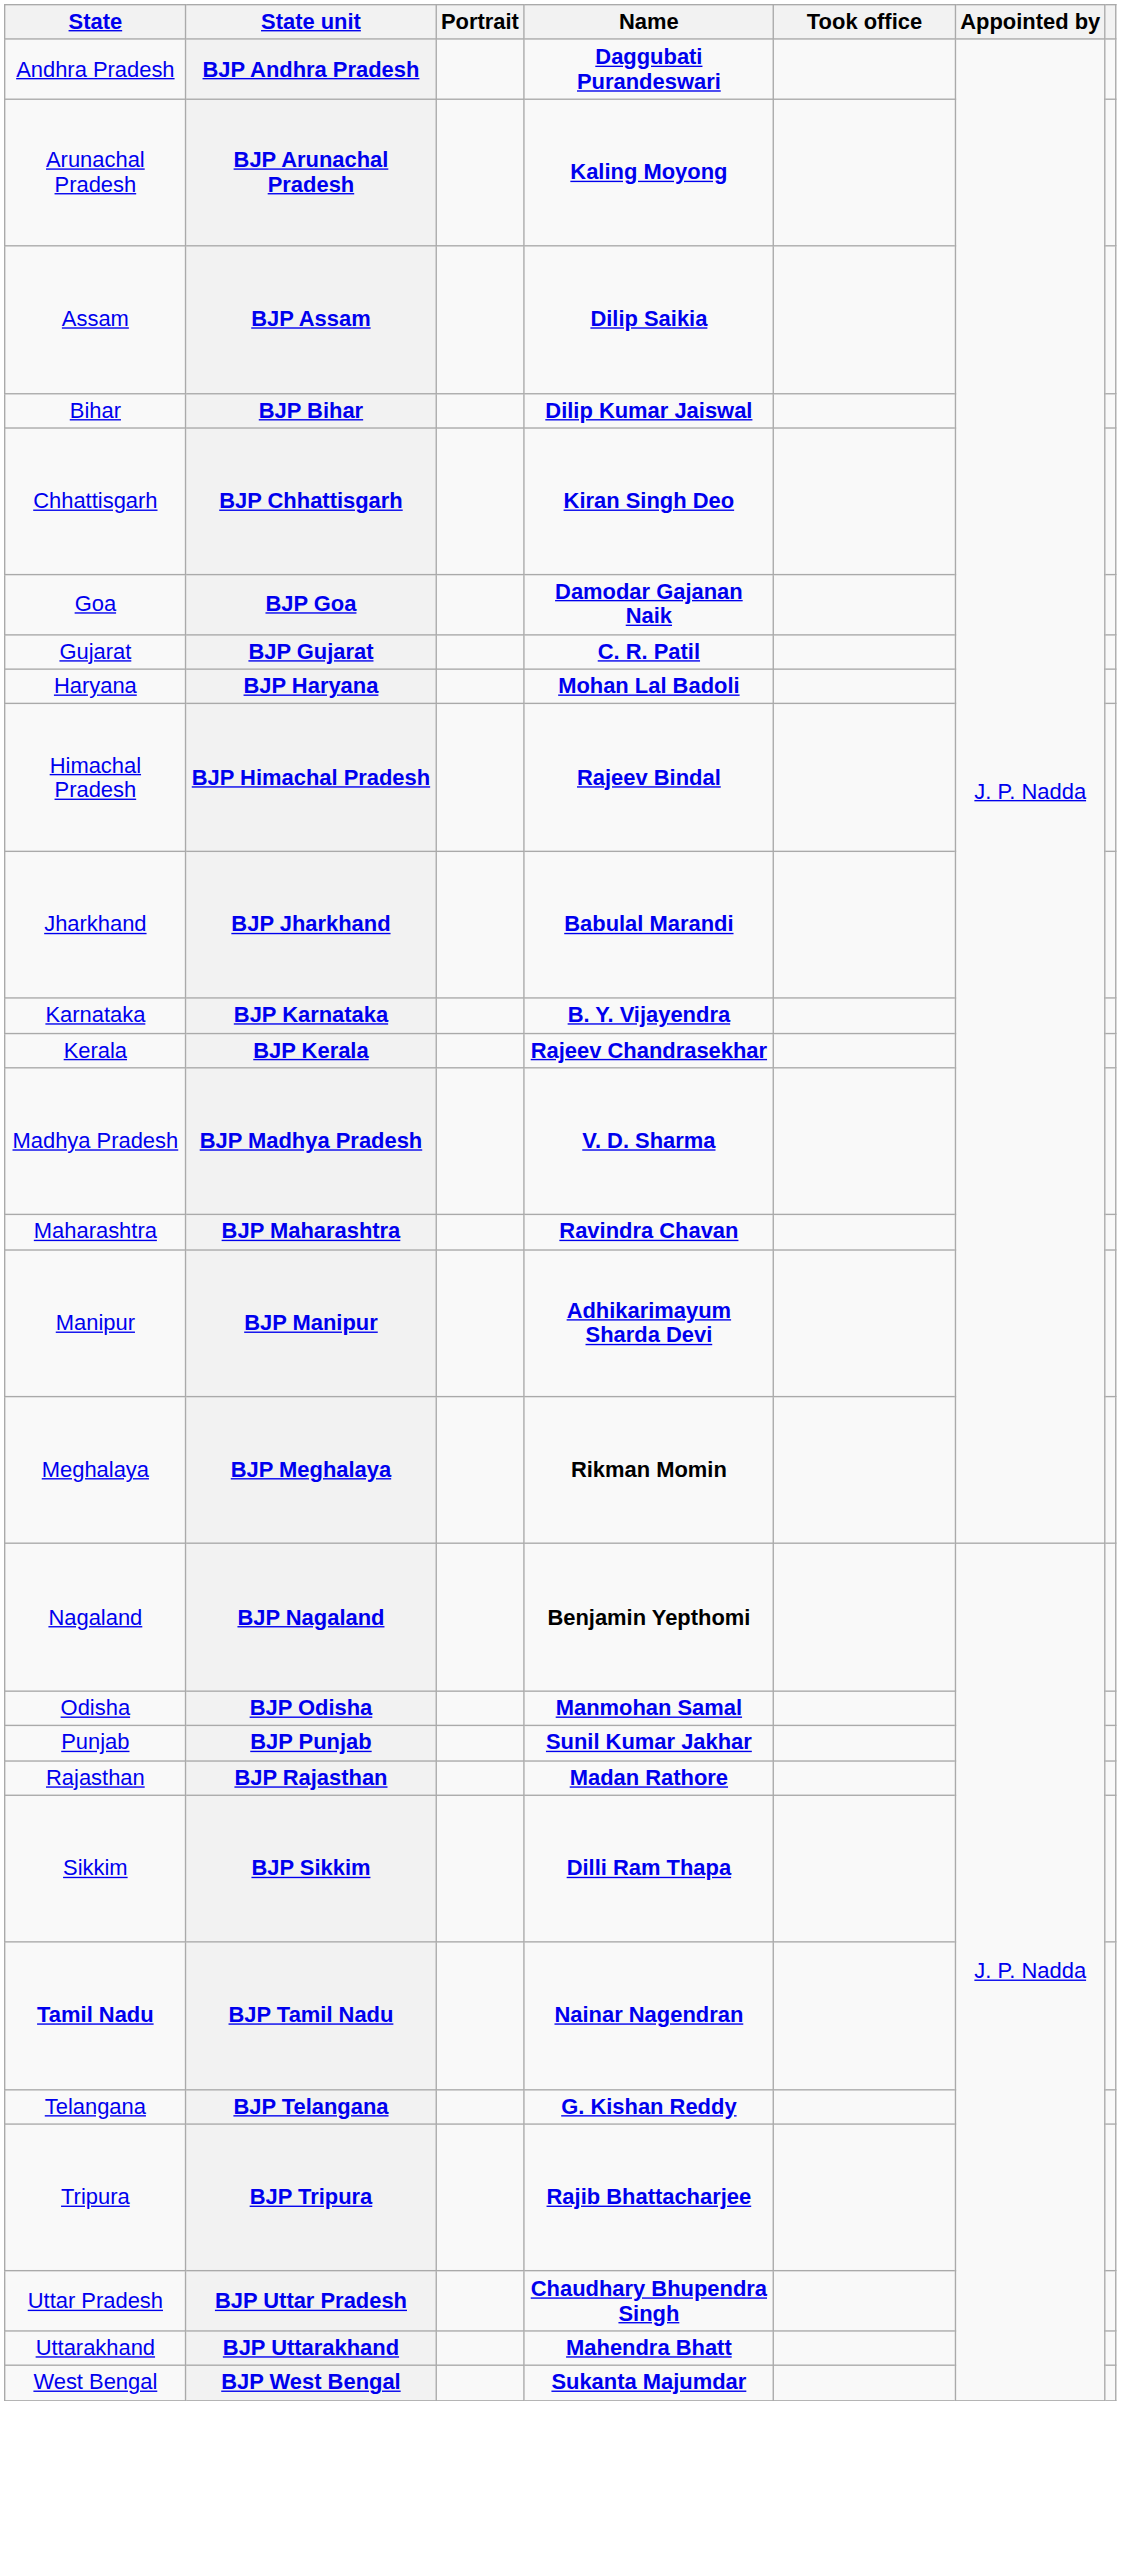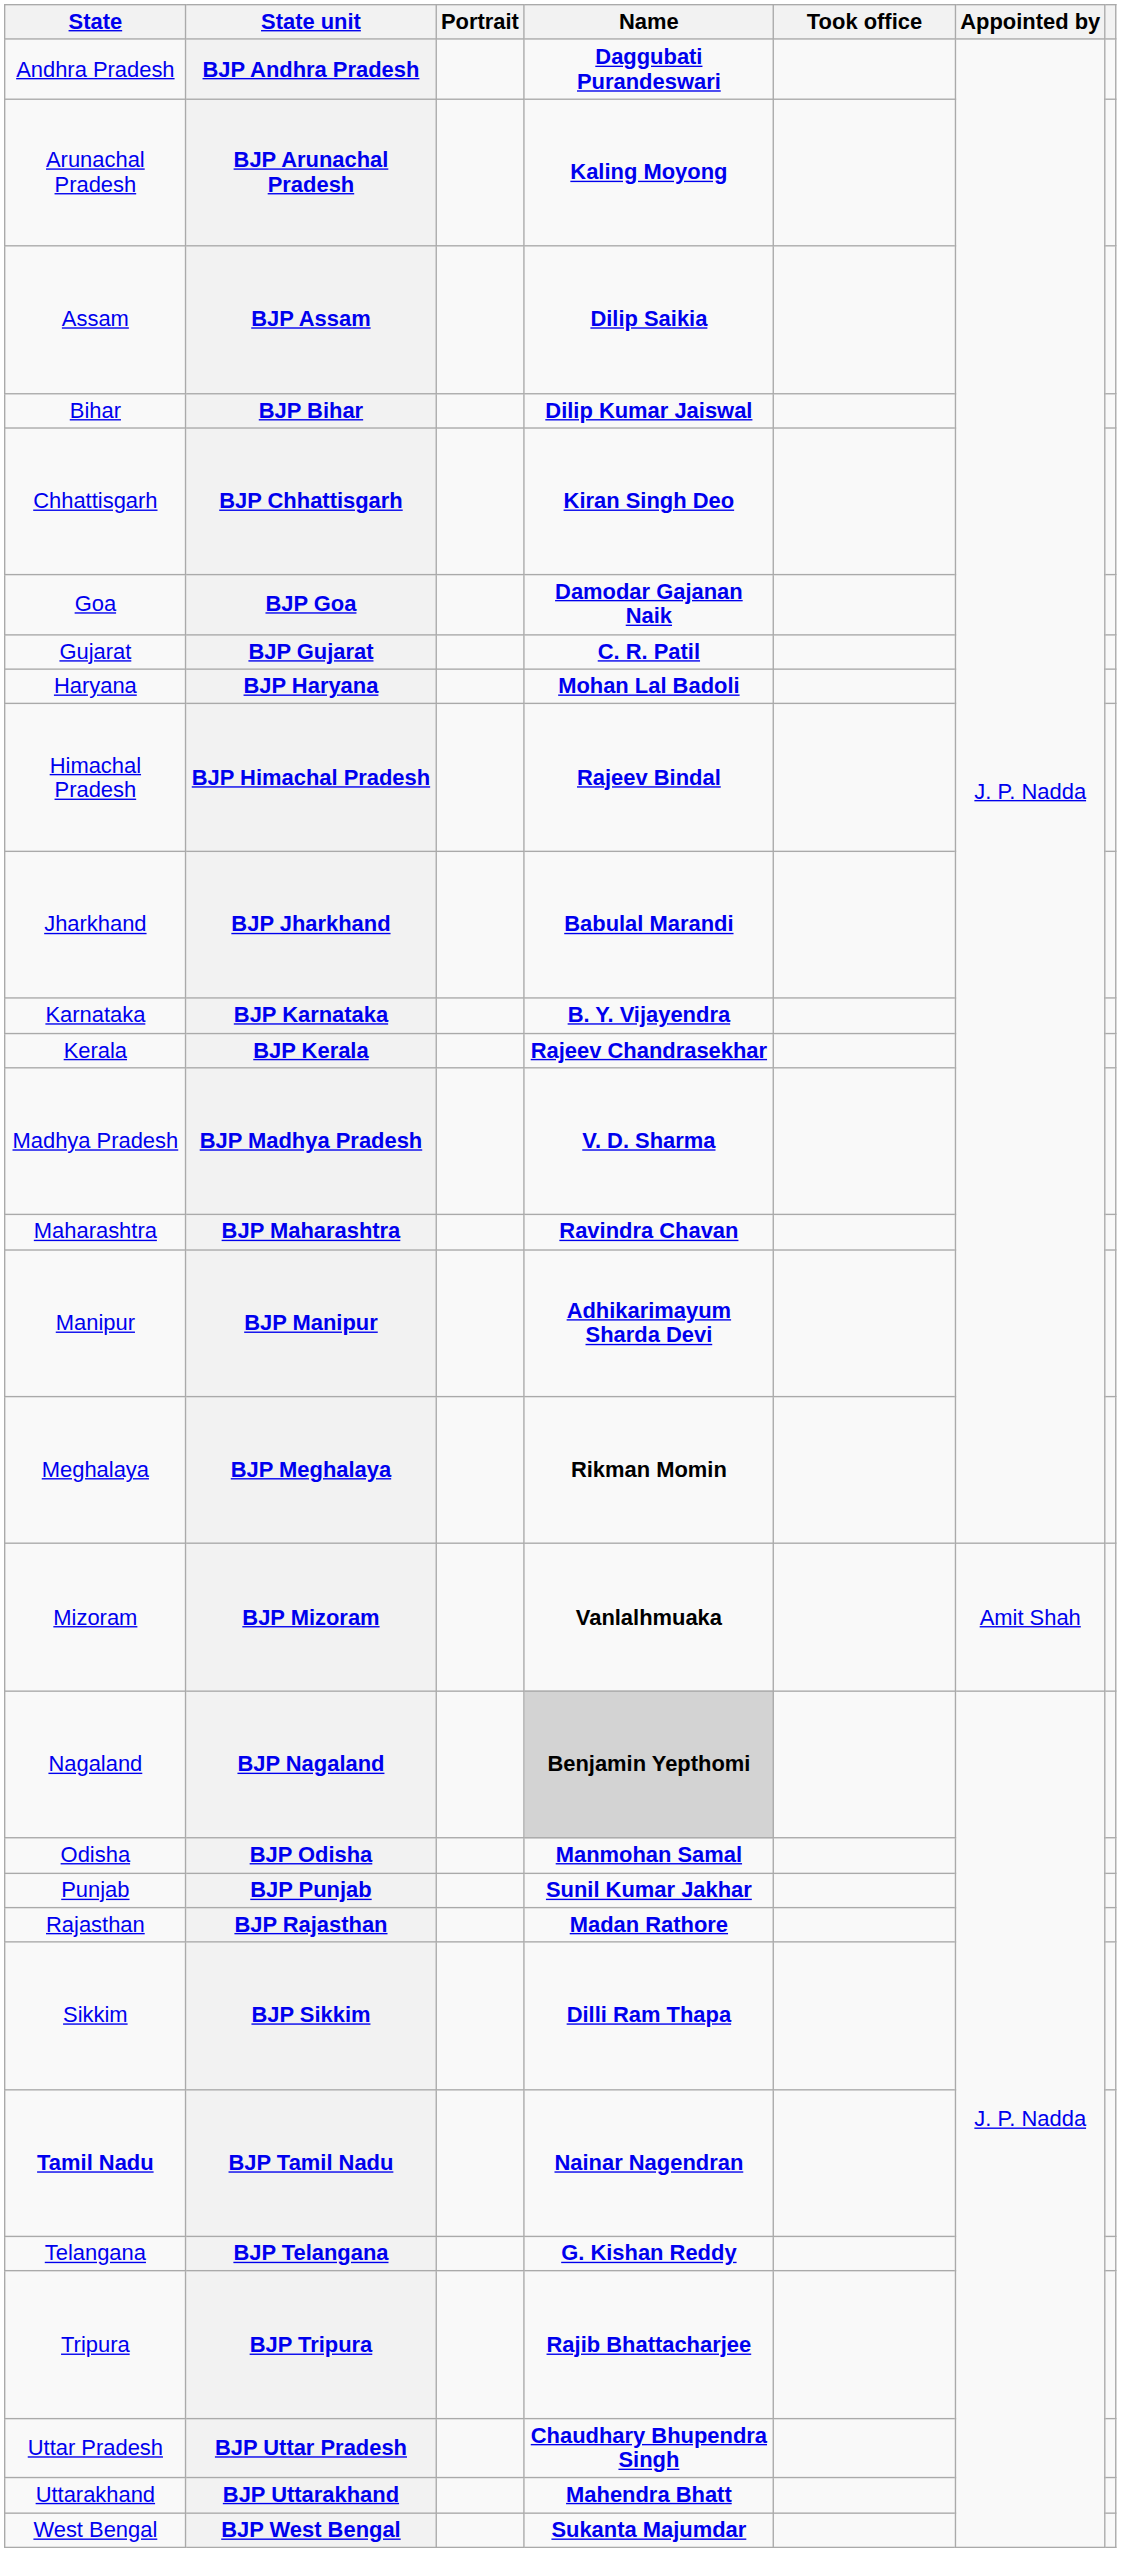+ row: (311, 1617)
(649, 1617) no background -> (649, 1764) lightgrey background
